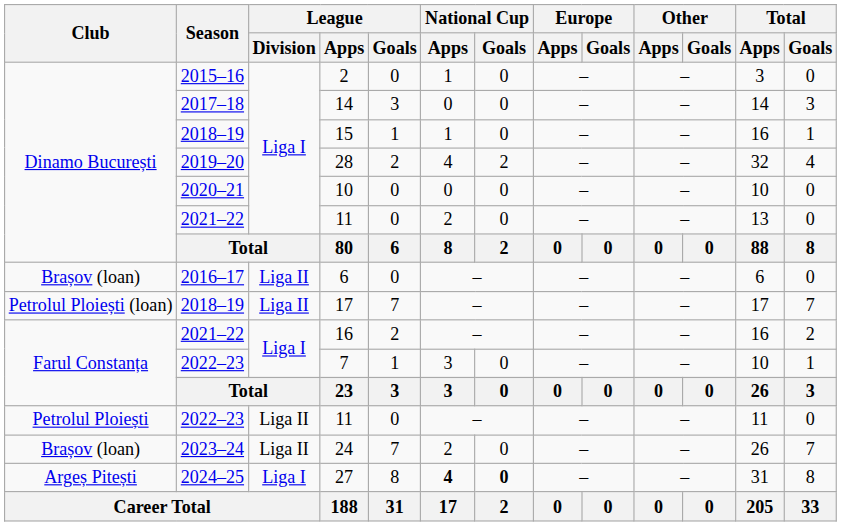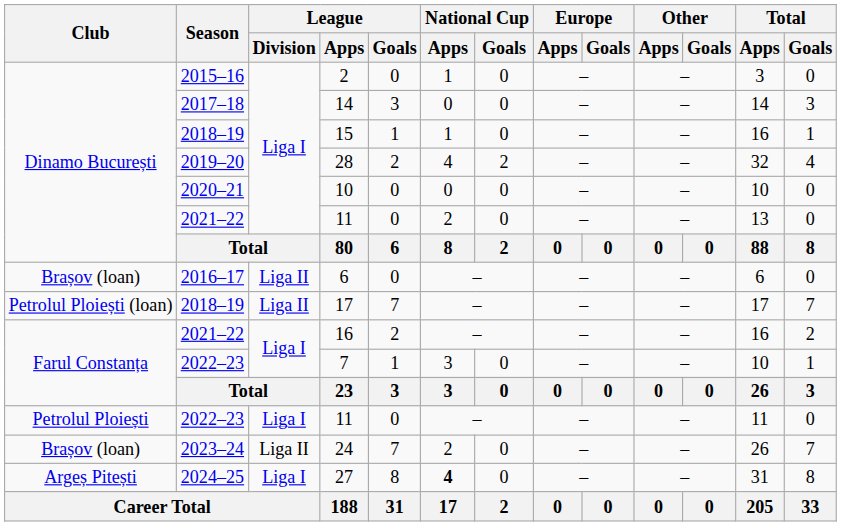(284, 420) Liga II -> (284, 420) Liga I
(504, 477) bold -> (504, 477) normal
